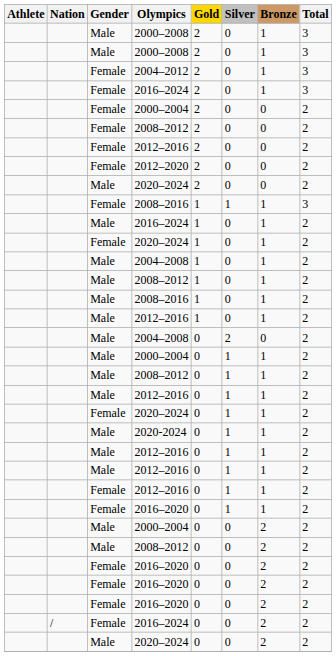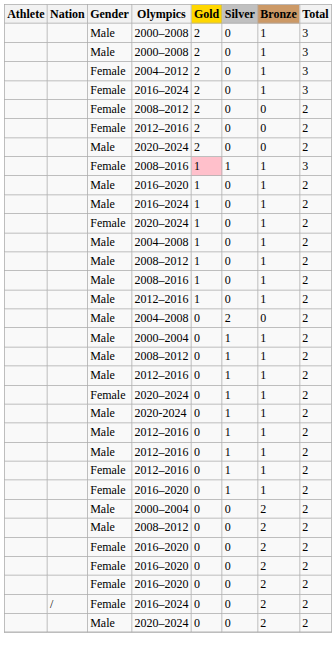- row: (108, 109)
- row: (108, 166)
(197, 204) no background -> (197, 166) pink background
+ row: (103, 185)
